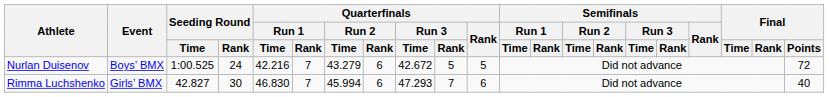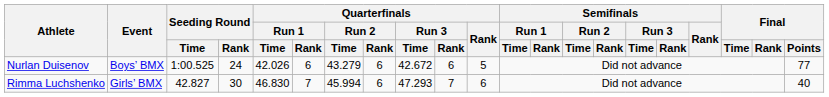(272, 66) 42.216 -> (272, 66) 42.026
(308, 66) 7 -> (308, 66) 6
(451, 66) 5 -> (451, 66) 6
(804, 66) 72 -> (804, 66) 77
